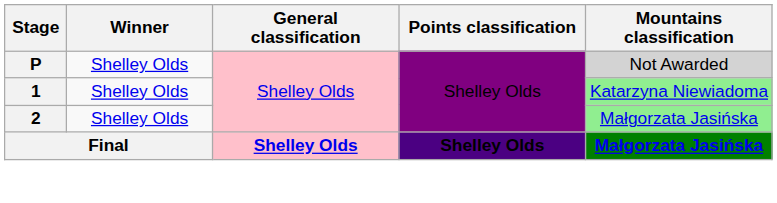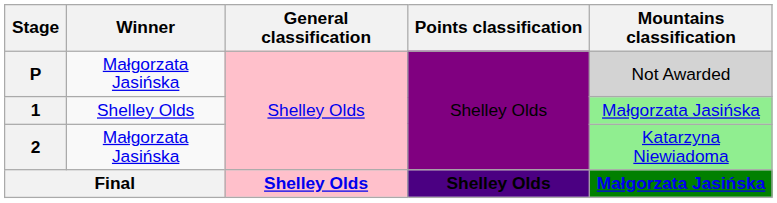(140, 64) Shelley Olds -> (146, 73) Małgorzata Jasińska
(679, 91) Katarzyna Niewiadoma -> (681, 110) Małgorzata Jasińska
(140, 118) Shelley Olds -> (146, 146) Małgorzata Jasińska
(679, 118) Małgorzata Jasińska -> (681, 146) Katarzyna Niewiadoma
